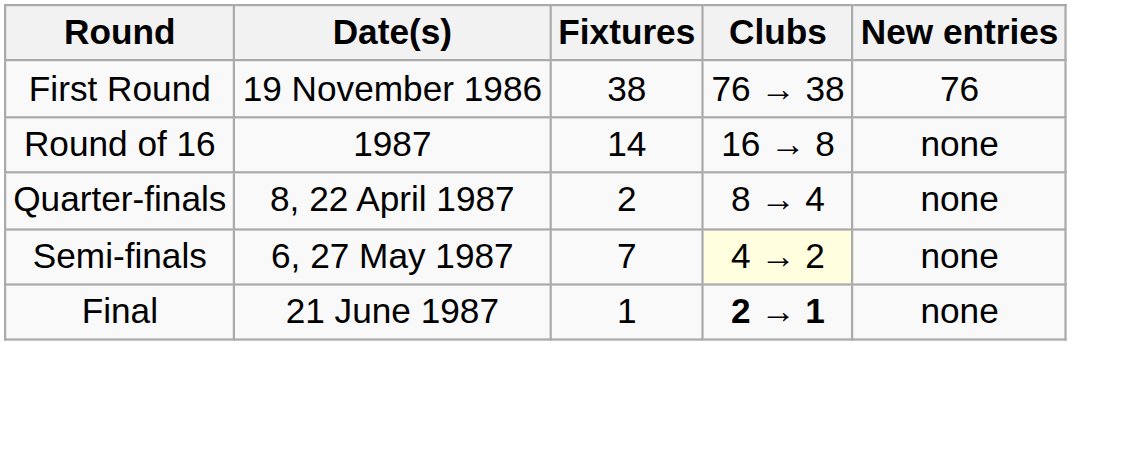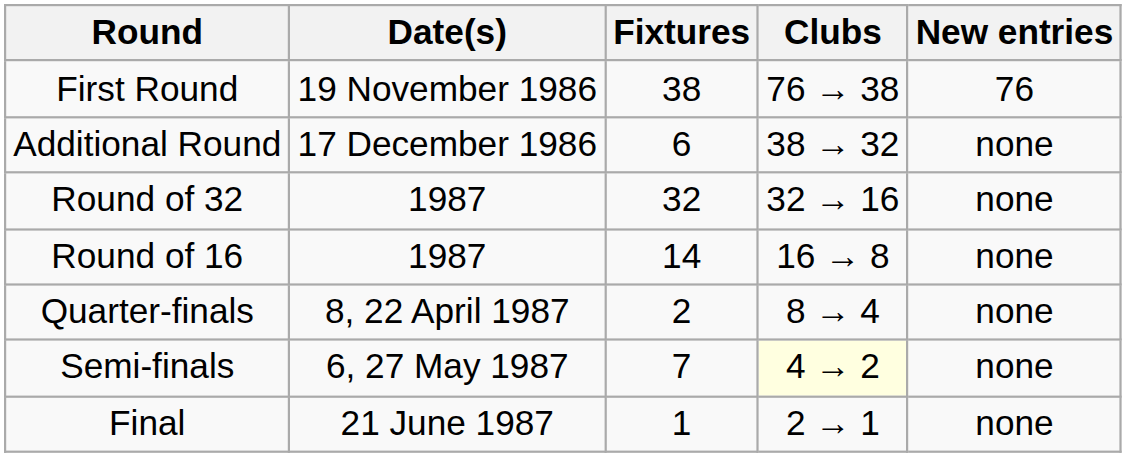+ row: (147, 144)
+ row: (147, 199)
(778, 311) bold -> (833, 423) normal
